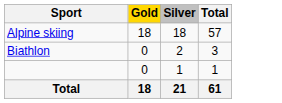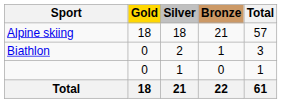+ column: (221, 13)
